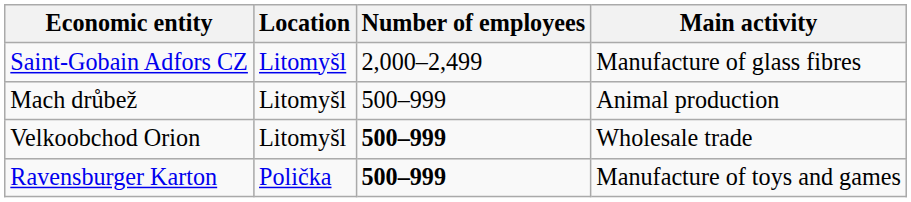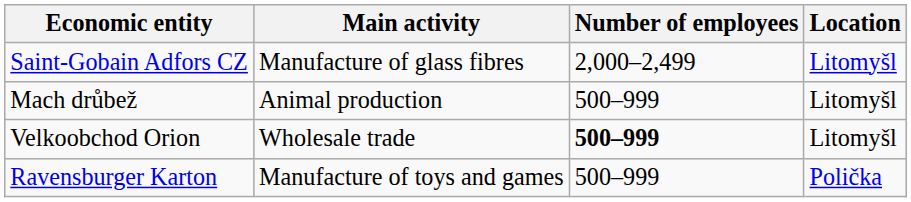columns swapped: (305, 23) <-> (749, 23)
(404, 176) bold -> (617, 176) normal
